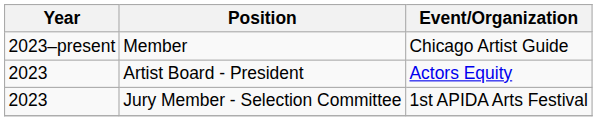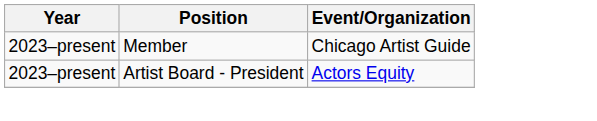(28, 73) 2023 -> (62, 73) 2023–present
- row: (262, 101)
